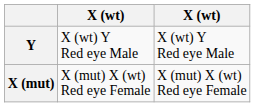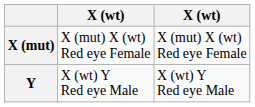rows swapped: (31, 83) <-> (31, 45)
